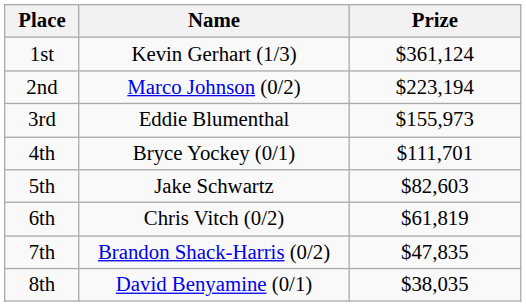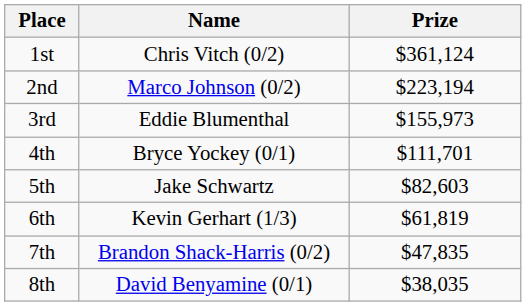(214, 53) Kevin Gerhart (1/3) -> (214, 53) Chris Vitch (0/2)
(214, 218) Chris Vitch (0/2) -> (214, 218) Kevin Gerhart (1/3)
